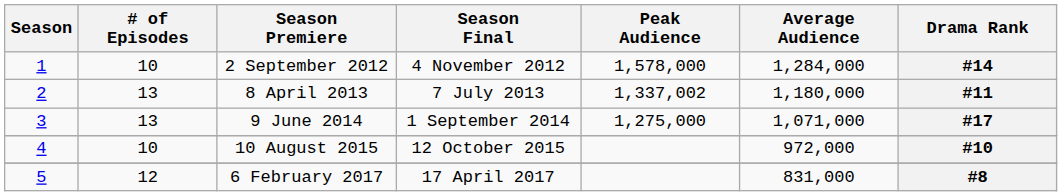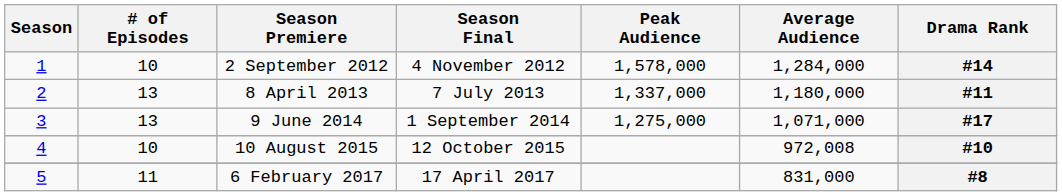(660, 94) 1,337,002 -> (660, 94) 1,337,000
(819, 149) 972,000 -> (819, 149) 972,008
(148, 177) 12 -> (148, 177) 11
